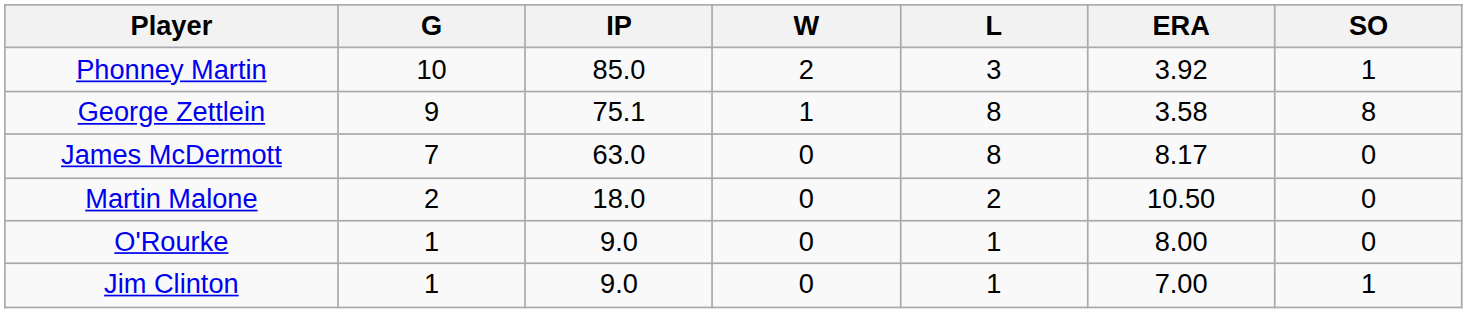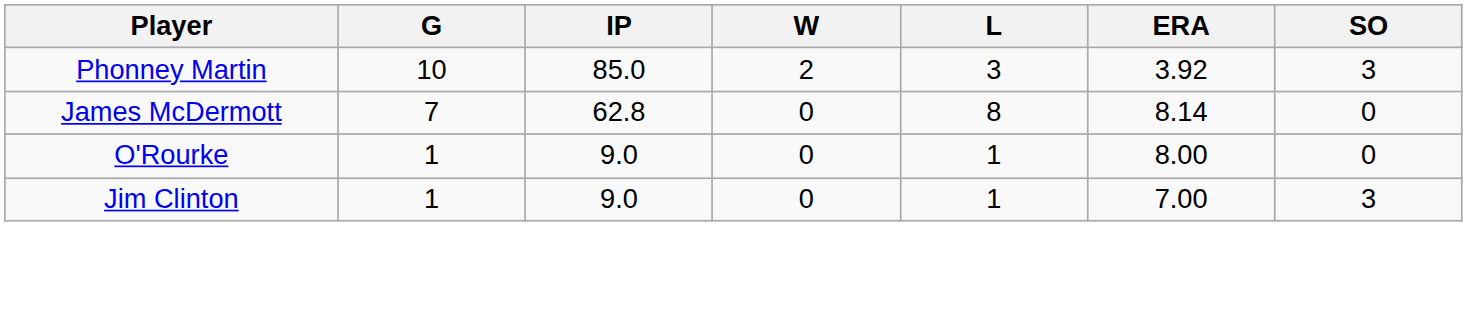(1369, 69) 1 -> (1369, 69) 3
- row: (171, 112)
(619, 155) 63.0 -> (619, 112) 62.8
(1181, 155) 8.17 -> (1181, 112) 8.14
- row: (171, 198)
(1369, 284) 1 -> (1369, 198) 3
